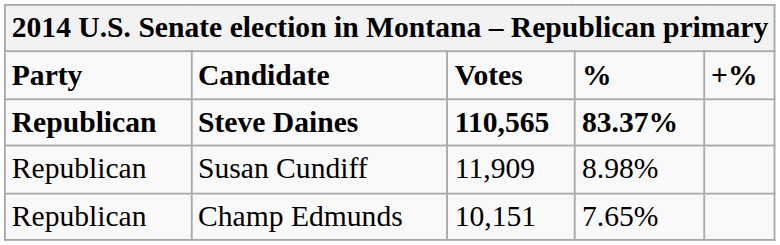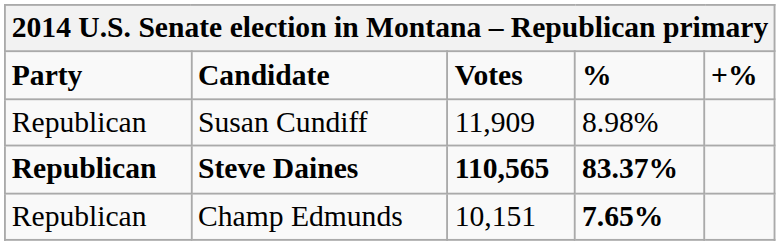rows swapped: (278, 121) <-> (283, 168)
(620, 215) normal -> (623, 215) bold
